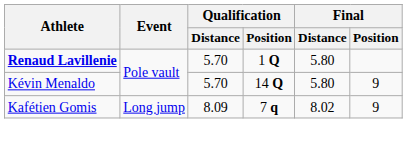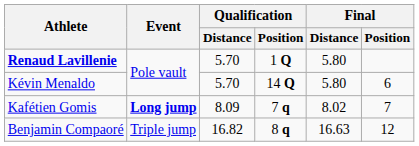(376, 84) 9 -> (387, 84) 6
(154, 107) normal -> (163, 107) bold
(376, 107) 9 -> (387, 107) 7
+ row: (66, 130)
